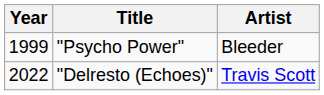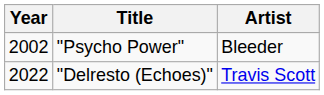(29, 47) 1999 -> (29, 47) 2002
